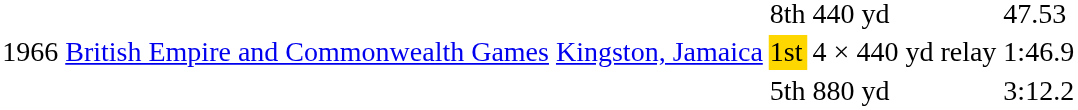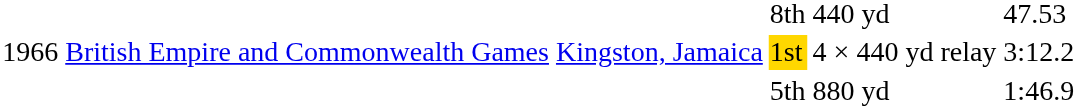(1039, 52) 1:46.9 -> (1039, 52) 3:12.2
(1039, 90) 3:12.2 -> (1039, 90) 1:46.9
